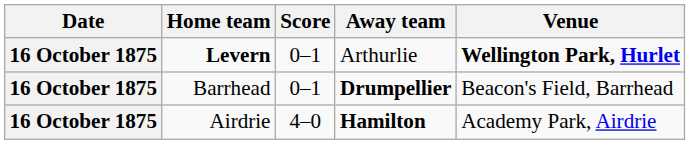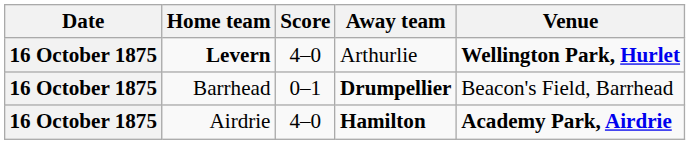(305, 54) 0–1 -> (305, 54) 4–0
(559, 121) normal -> (566, 121) bold
